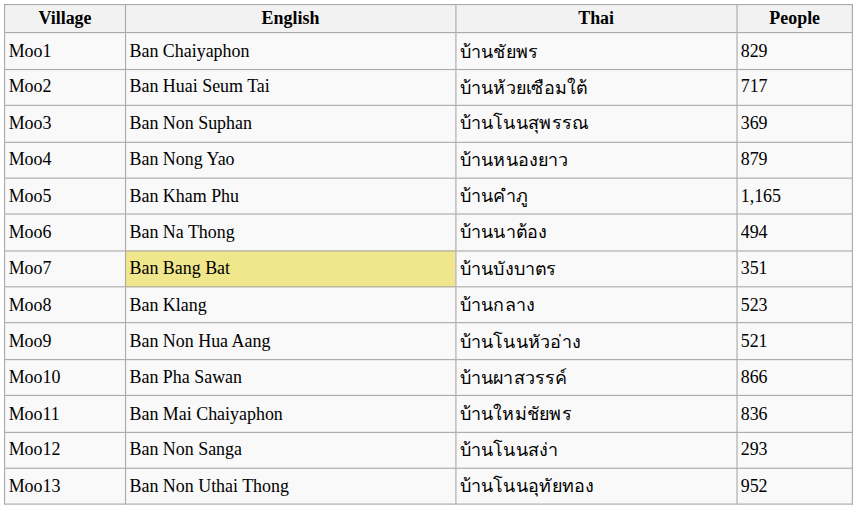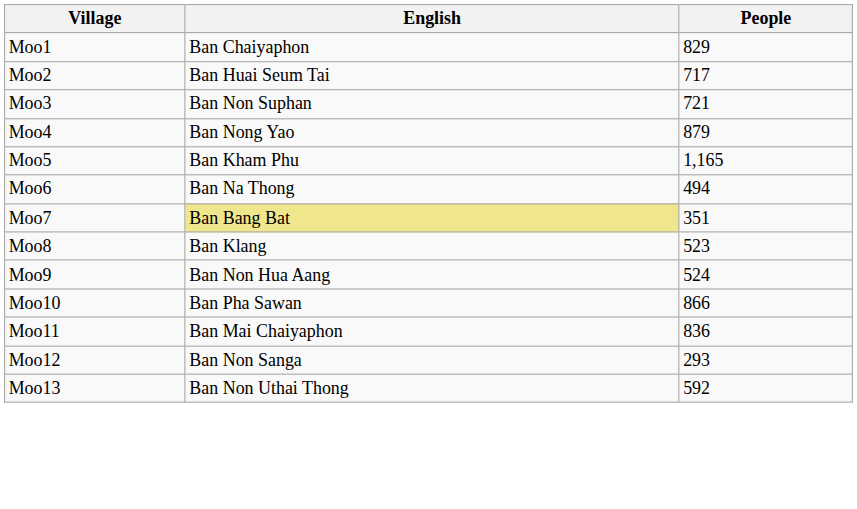- column: (596, 18)
(754, 123) 369 -> (697, 103) 721
(754, 341) 521 -> (697, 274) 524
(754, 486) 952 -> (697, 388) 592
